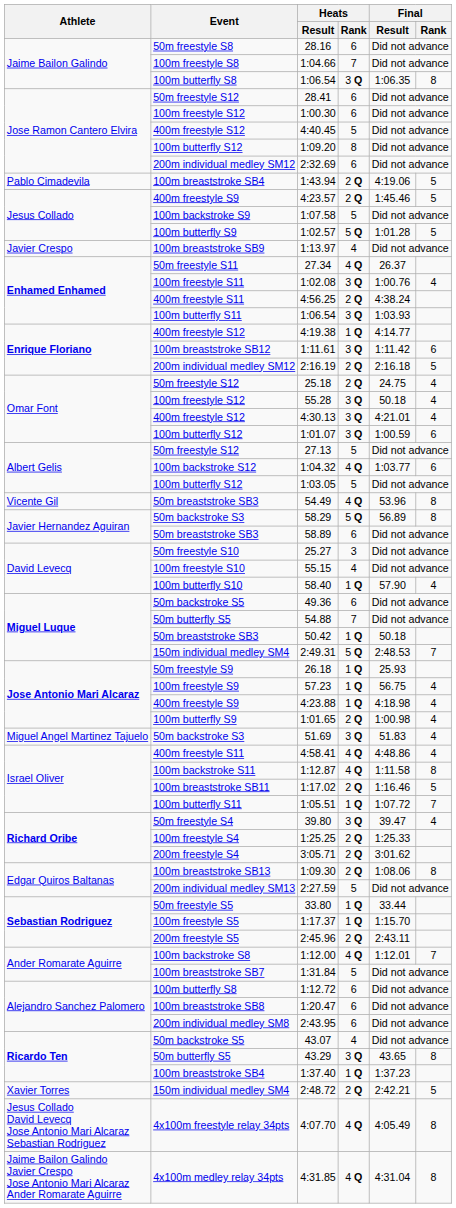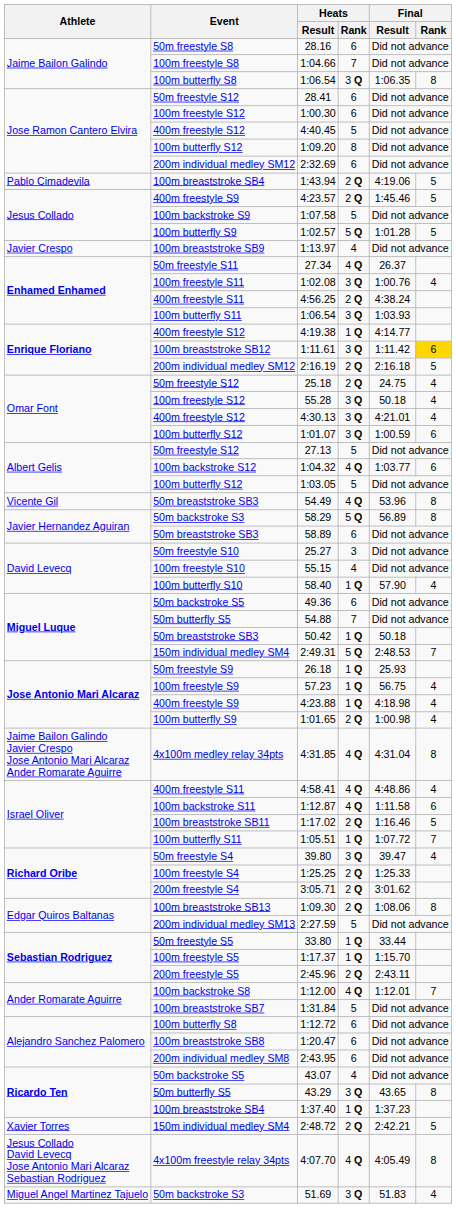(433, 350) no background -> (433, 350) gold background
rows swapped: (199, 737) <-> (218, 1178)
(433, 771) 8 -> (433, 806) 6
